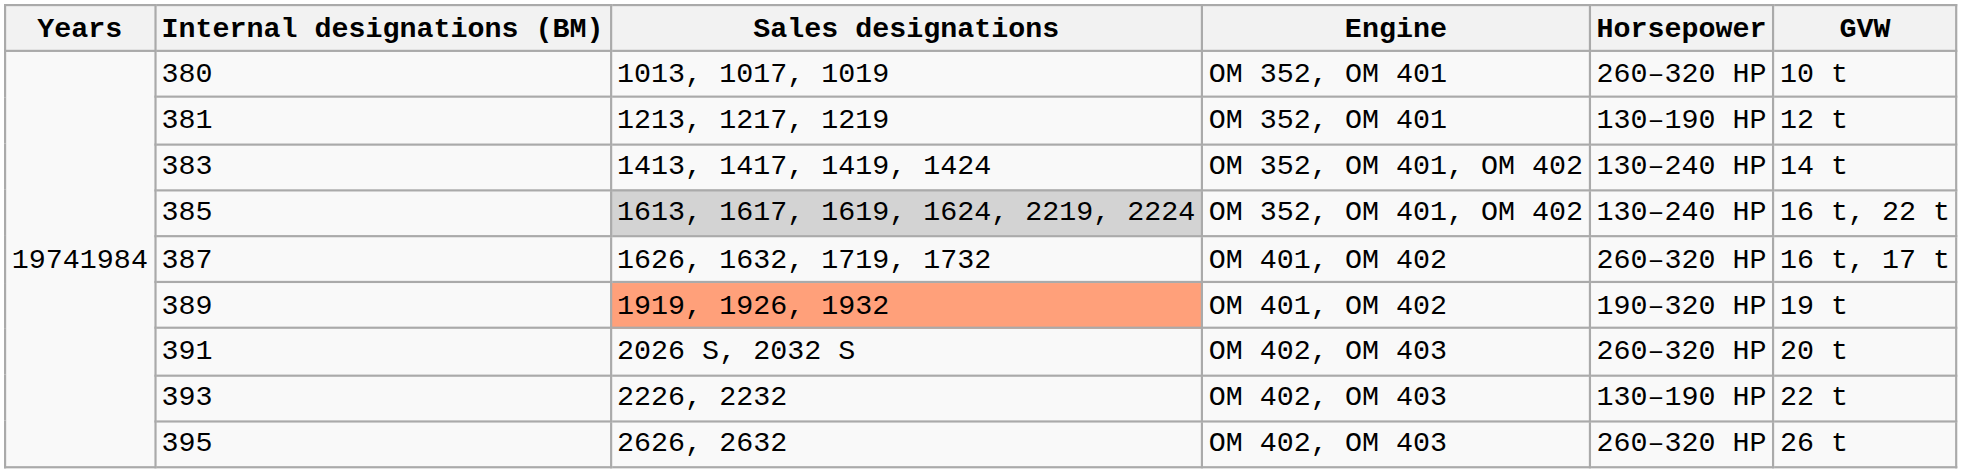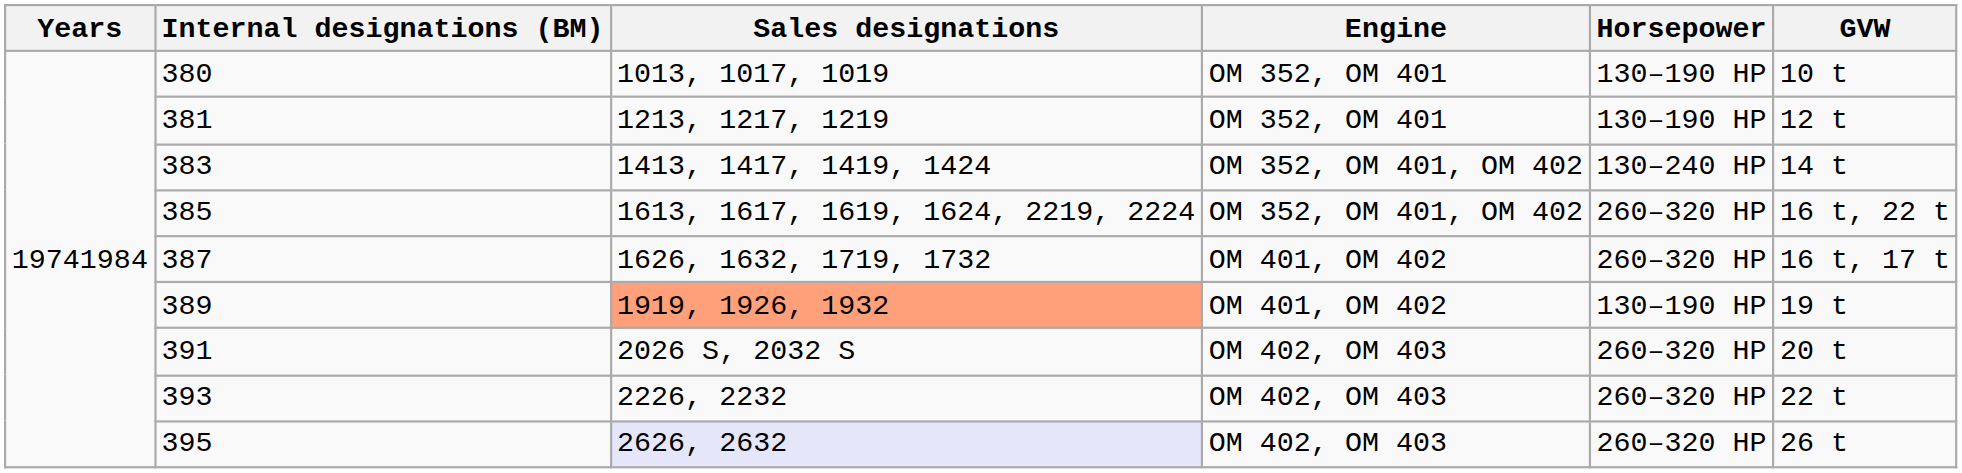(1682, 74) 260–320 HP -> (1682, 74) 130–190 HP
(906, 213) lightgrey background -> (906, 213) no background
(1682, 213) 130–240 HP -> (1682, 213) 260–320 HP
(1682, 305) 190–320 HP -> (1682, 305) 130–190 HP
(1682, 398) 130–190 HP -> (1682, 398) 260–320 HP
(702, 444) no background -> (702, 444) lavender background
